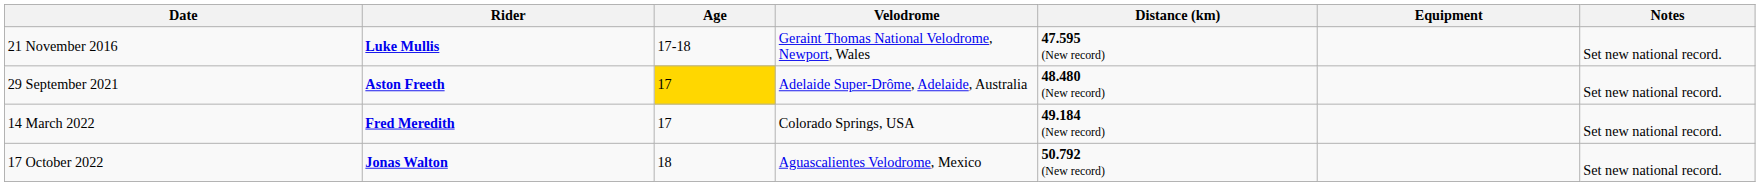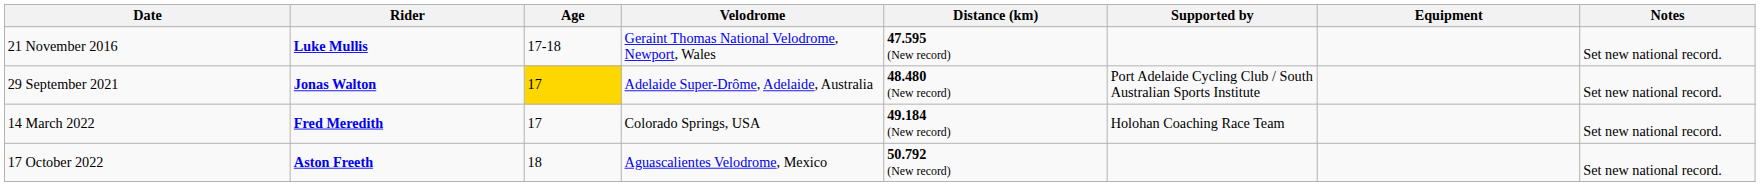+ column: (1212, 15)
(405, 84) Aston Freeth -> (335, 84) Jonas Walton
(407, 162) Jonas Walton -> (333, 162) Aston Freeth
